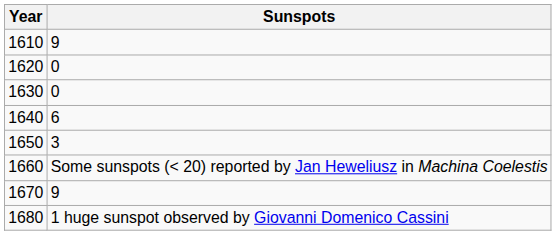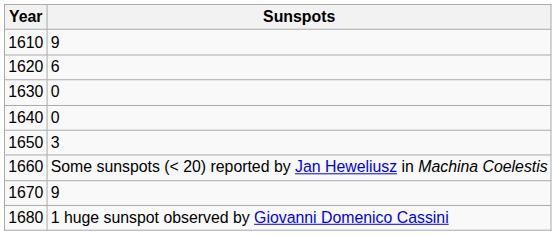(55, 67) 0 -> (55, 67) 6
(55, 117) 6 -> (55, 117) 0
